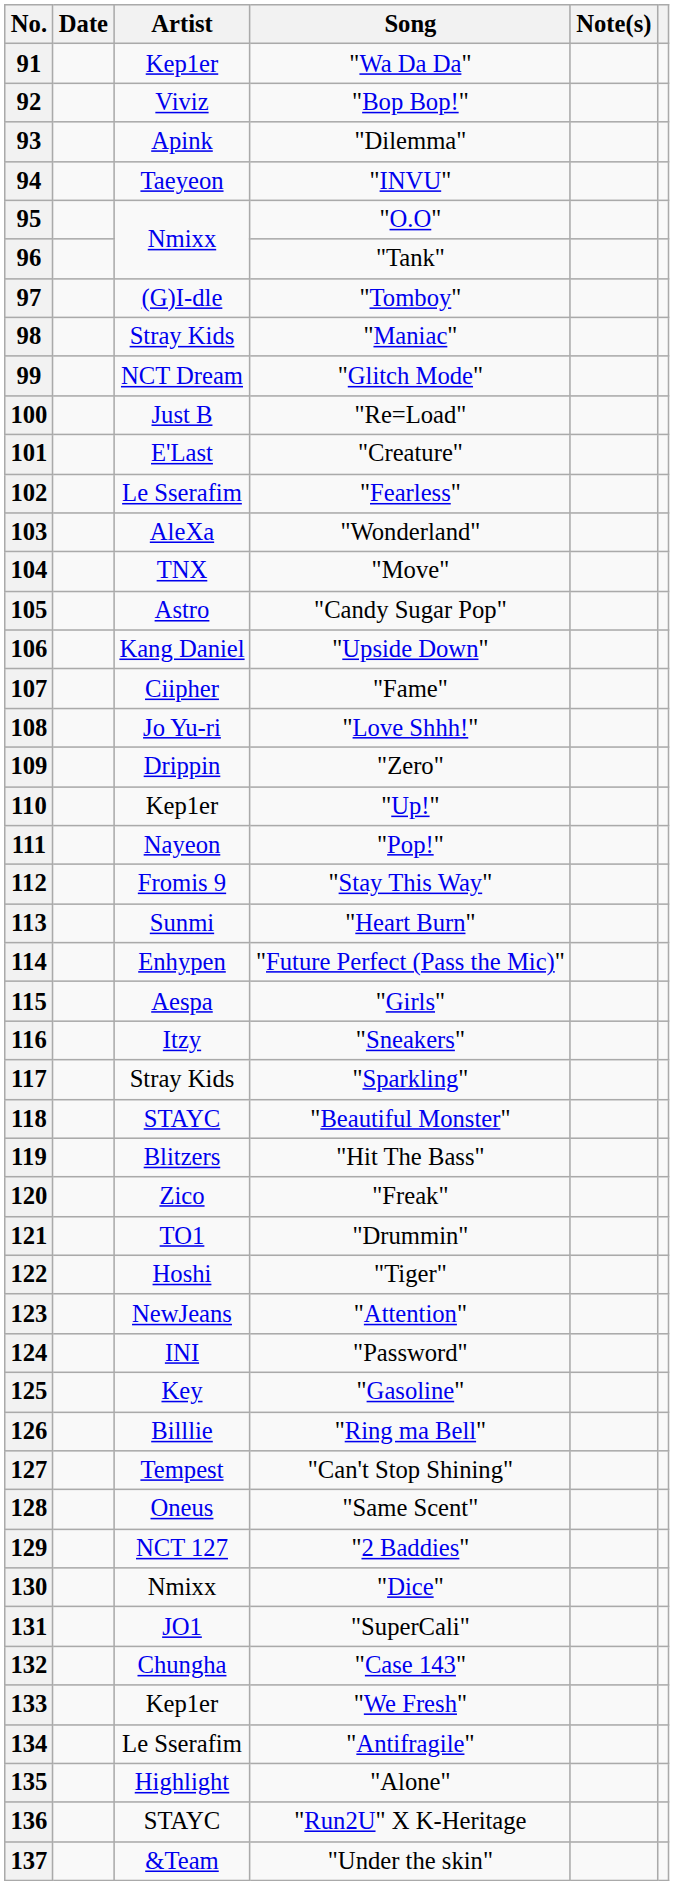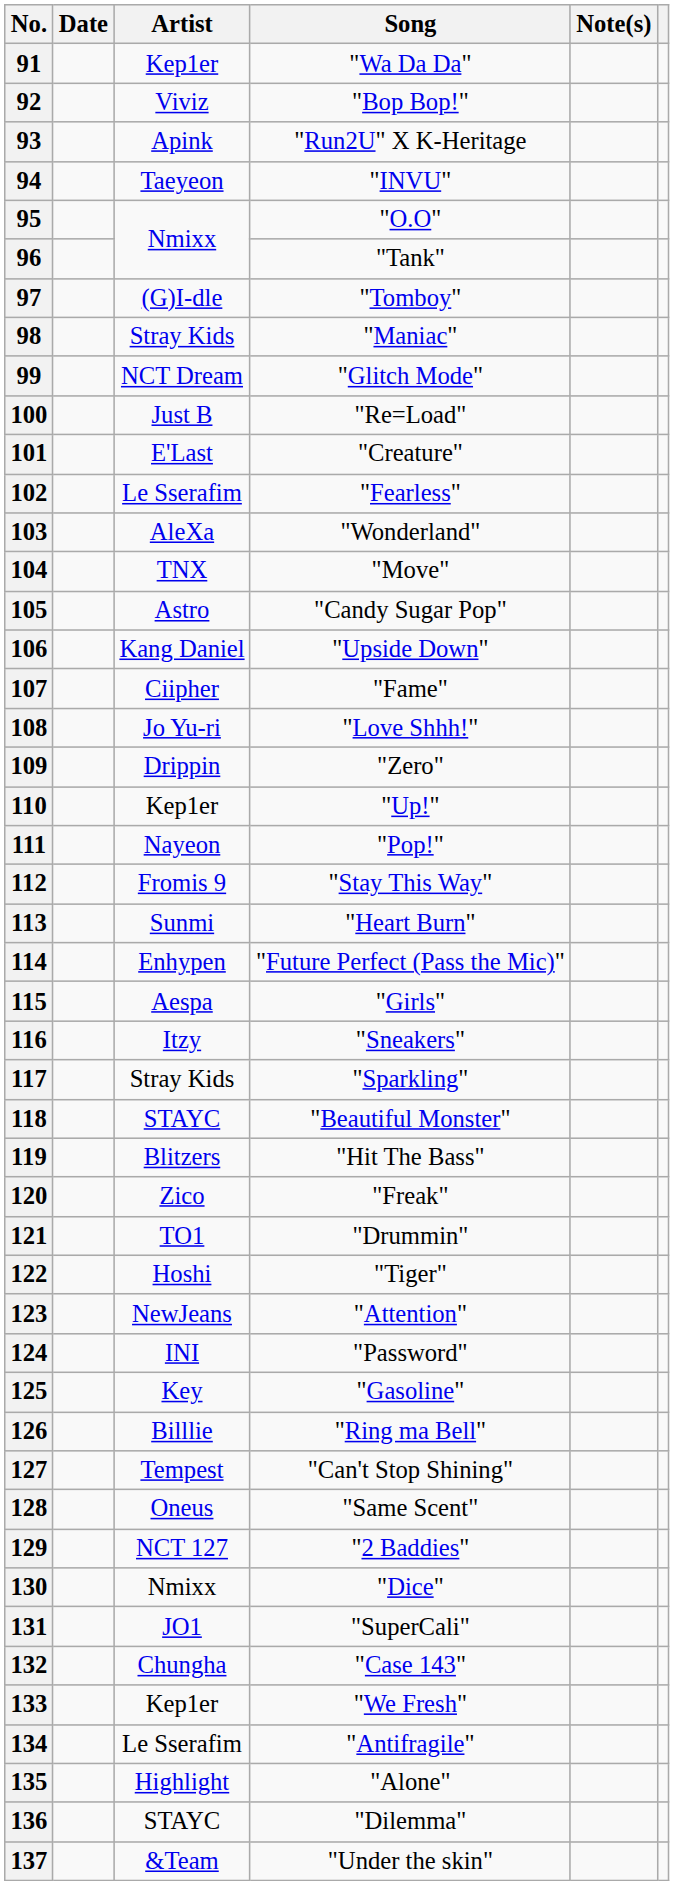(410, 141) "Dilemma" -> (410, 141) "Run2U" X K-Heritage
(410, 1821) "Run2U" X K-Heritage -> (410, 1821) "Dilemma"
